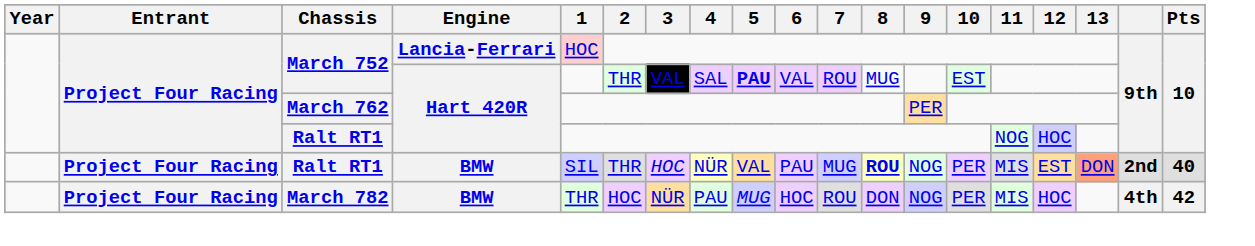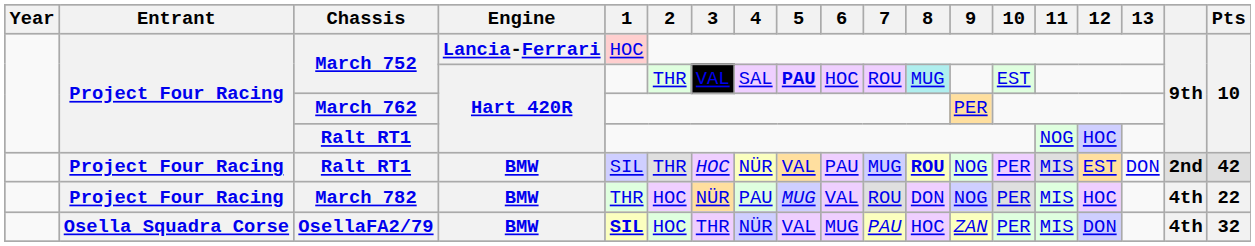(797, 79) VAL -> (842, 79) HOC
(883, 79) no background -> (928, 79) paleturquoise background
(1098, 168) lightsalmon background -> (1143, 168) no background
(1184, 168) 40 -> (1229, 168) 42
(797, 197) HOC -> (842, 197) VAL
(1184, 197) 42 -> (1229, 197) 22
+ row: (366, 227)
